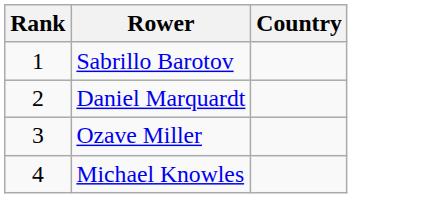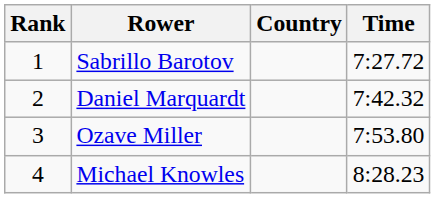+ column: (389, 23)
